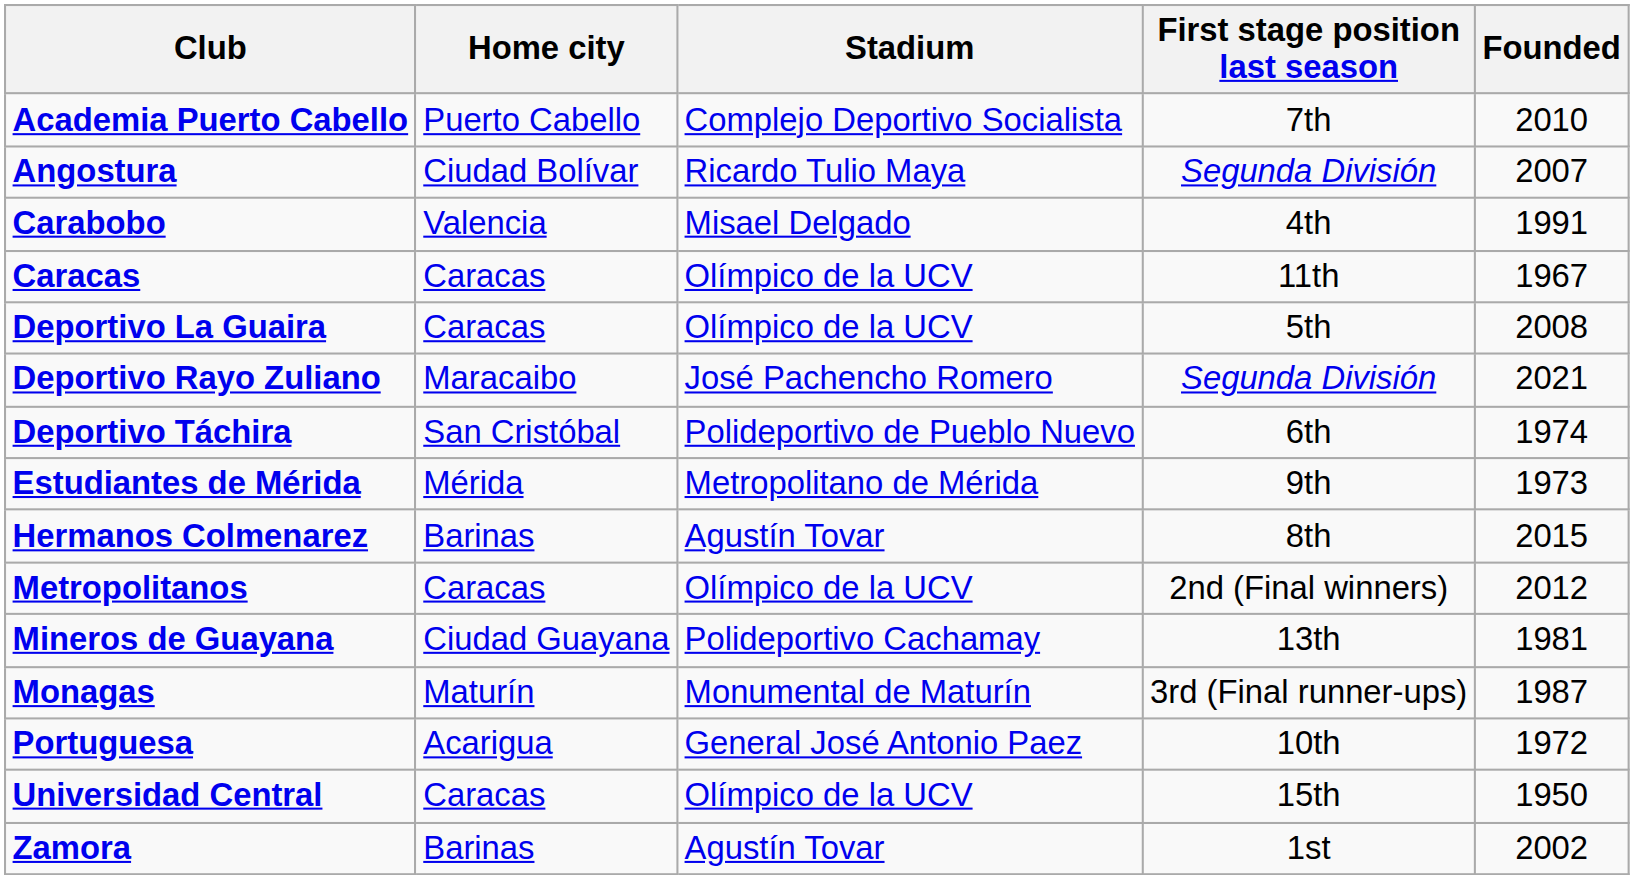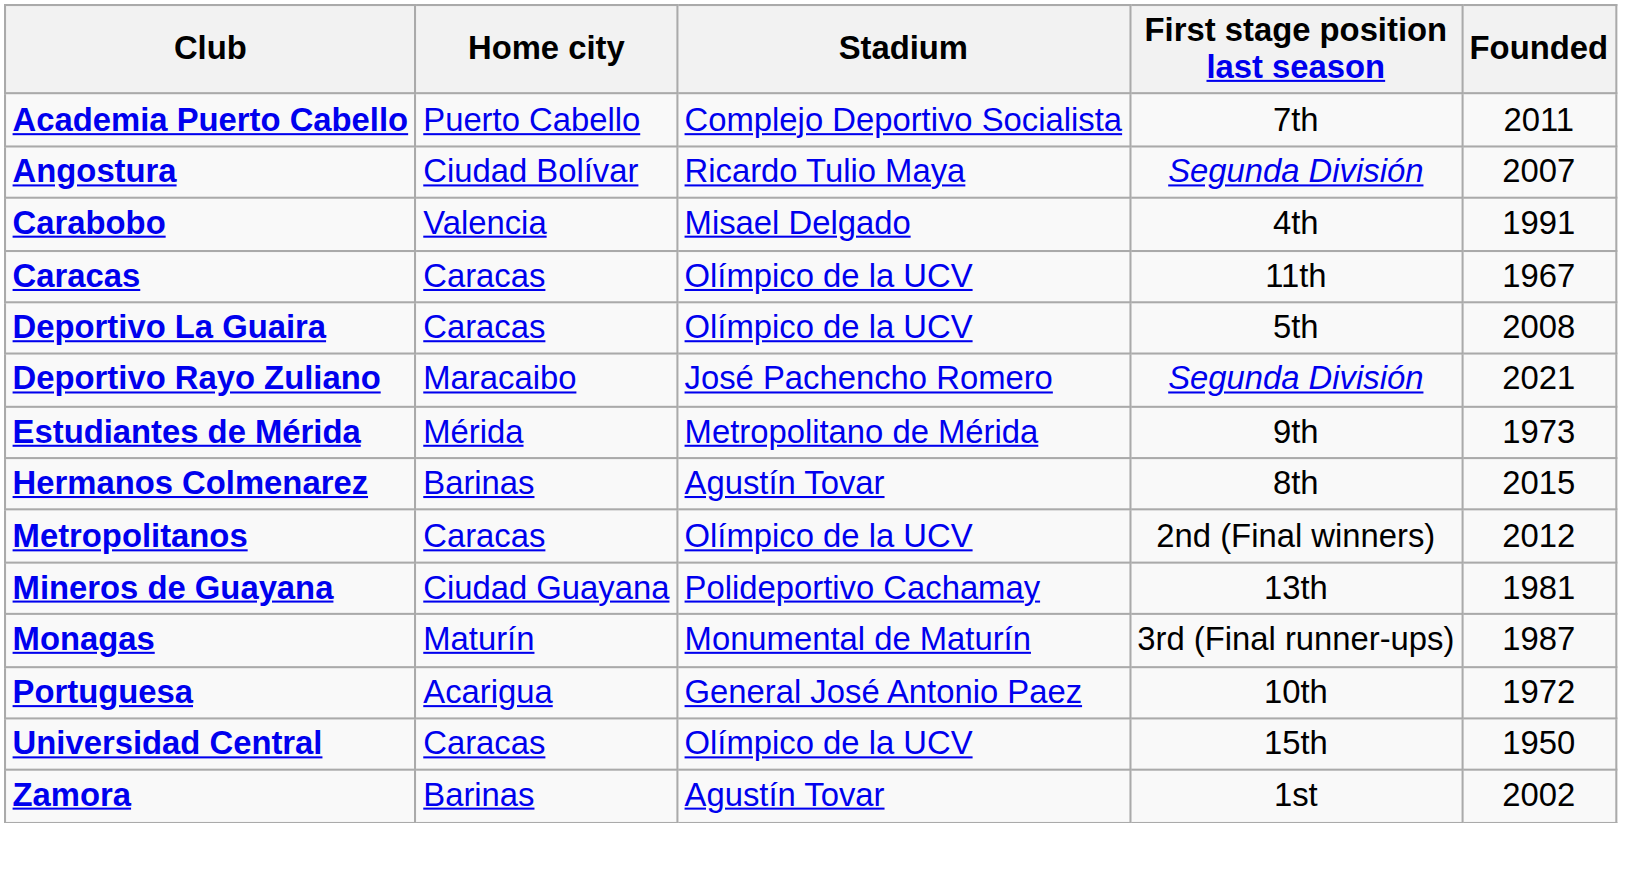(1552, 119) 2010 -> (1539, 119) 2011
- row: (152, 431)
